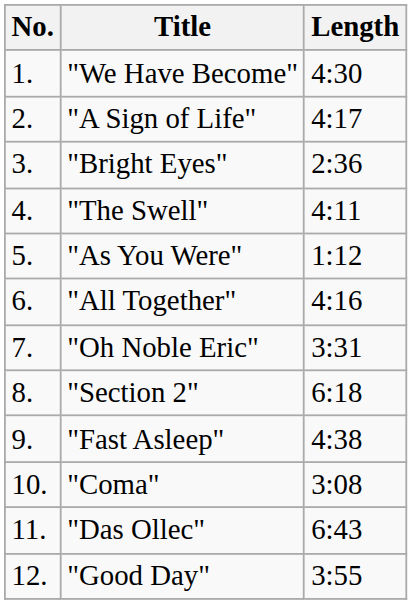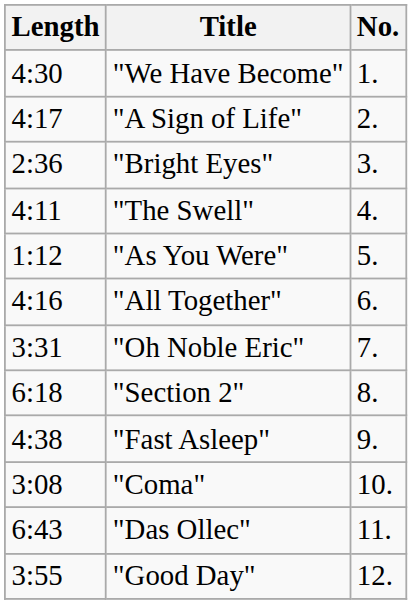columns swapped: (33, 27) <-> (355, 27)
